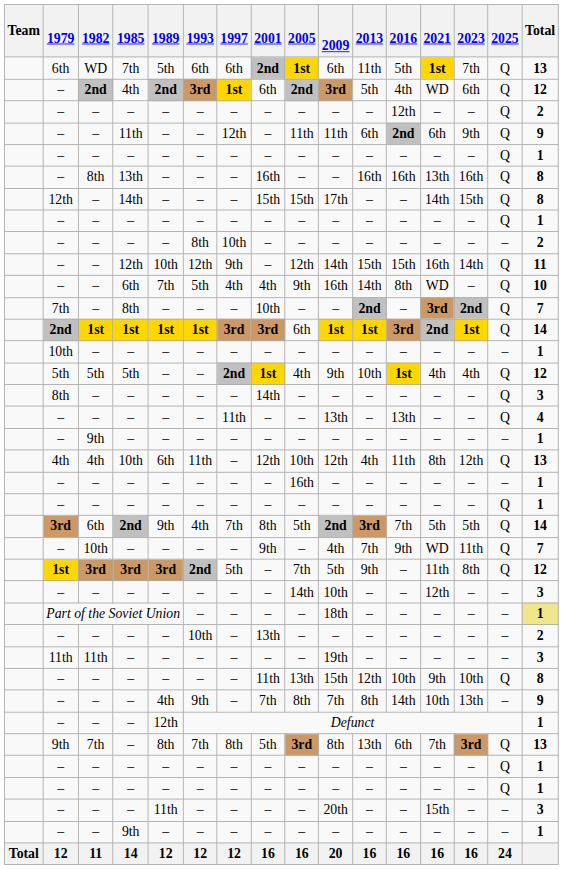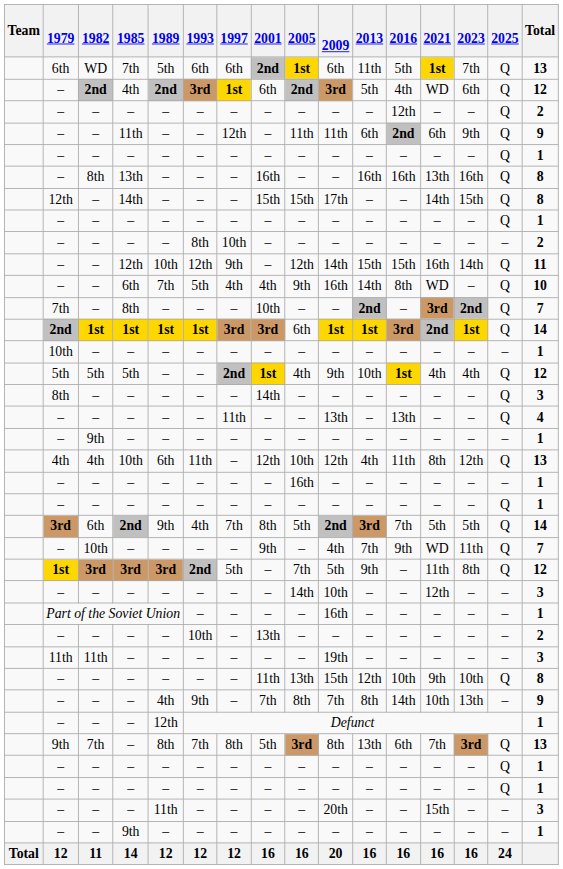(336, 613) 18th -> (336, 613) 16th
(540, 613) khaki background -> (540, 613) no background
